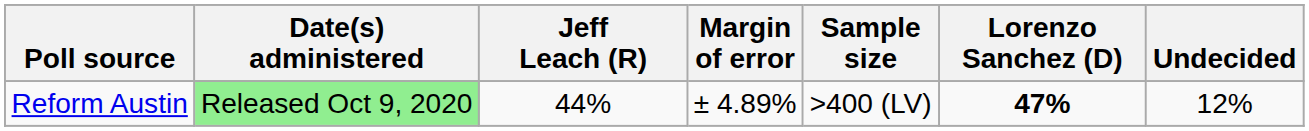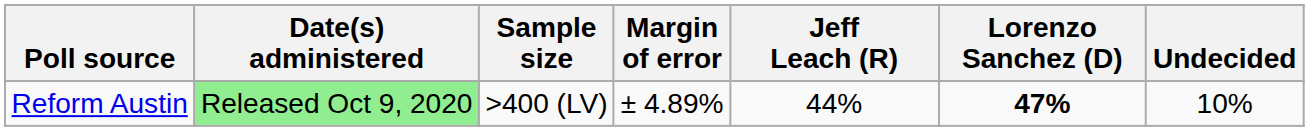columns swapped: (871, 43) <-> (583, 43)
(1225, 103) 12% -> (1225, 103) 10%
